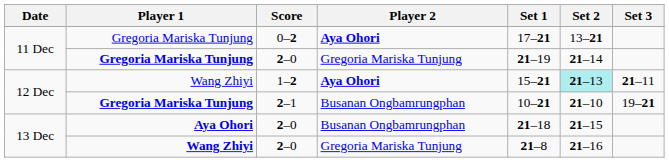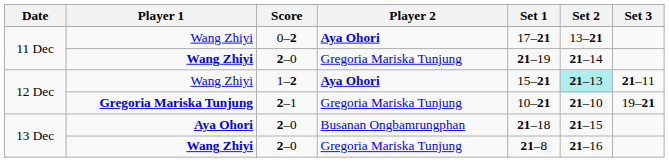(182, 37) Gregoria Mariska Tunjung -> (222, 37) Wang Zhiyi
(176, 59) Gregoria Mariska Tunjung -> (220, 59) Wang Zhiyi
(393, 103) Busanan Ongbamrungphan -> (391, 103) Gregoria Mariska Tunjung
